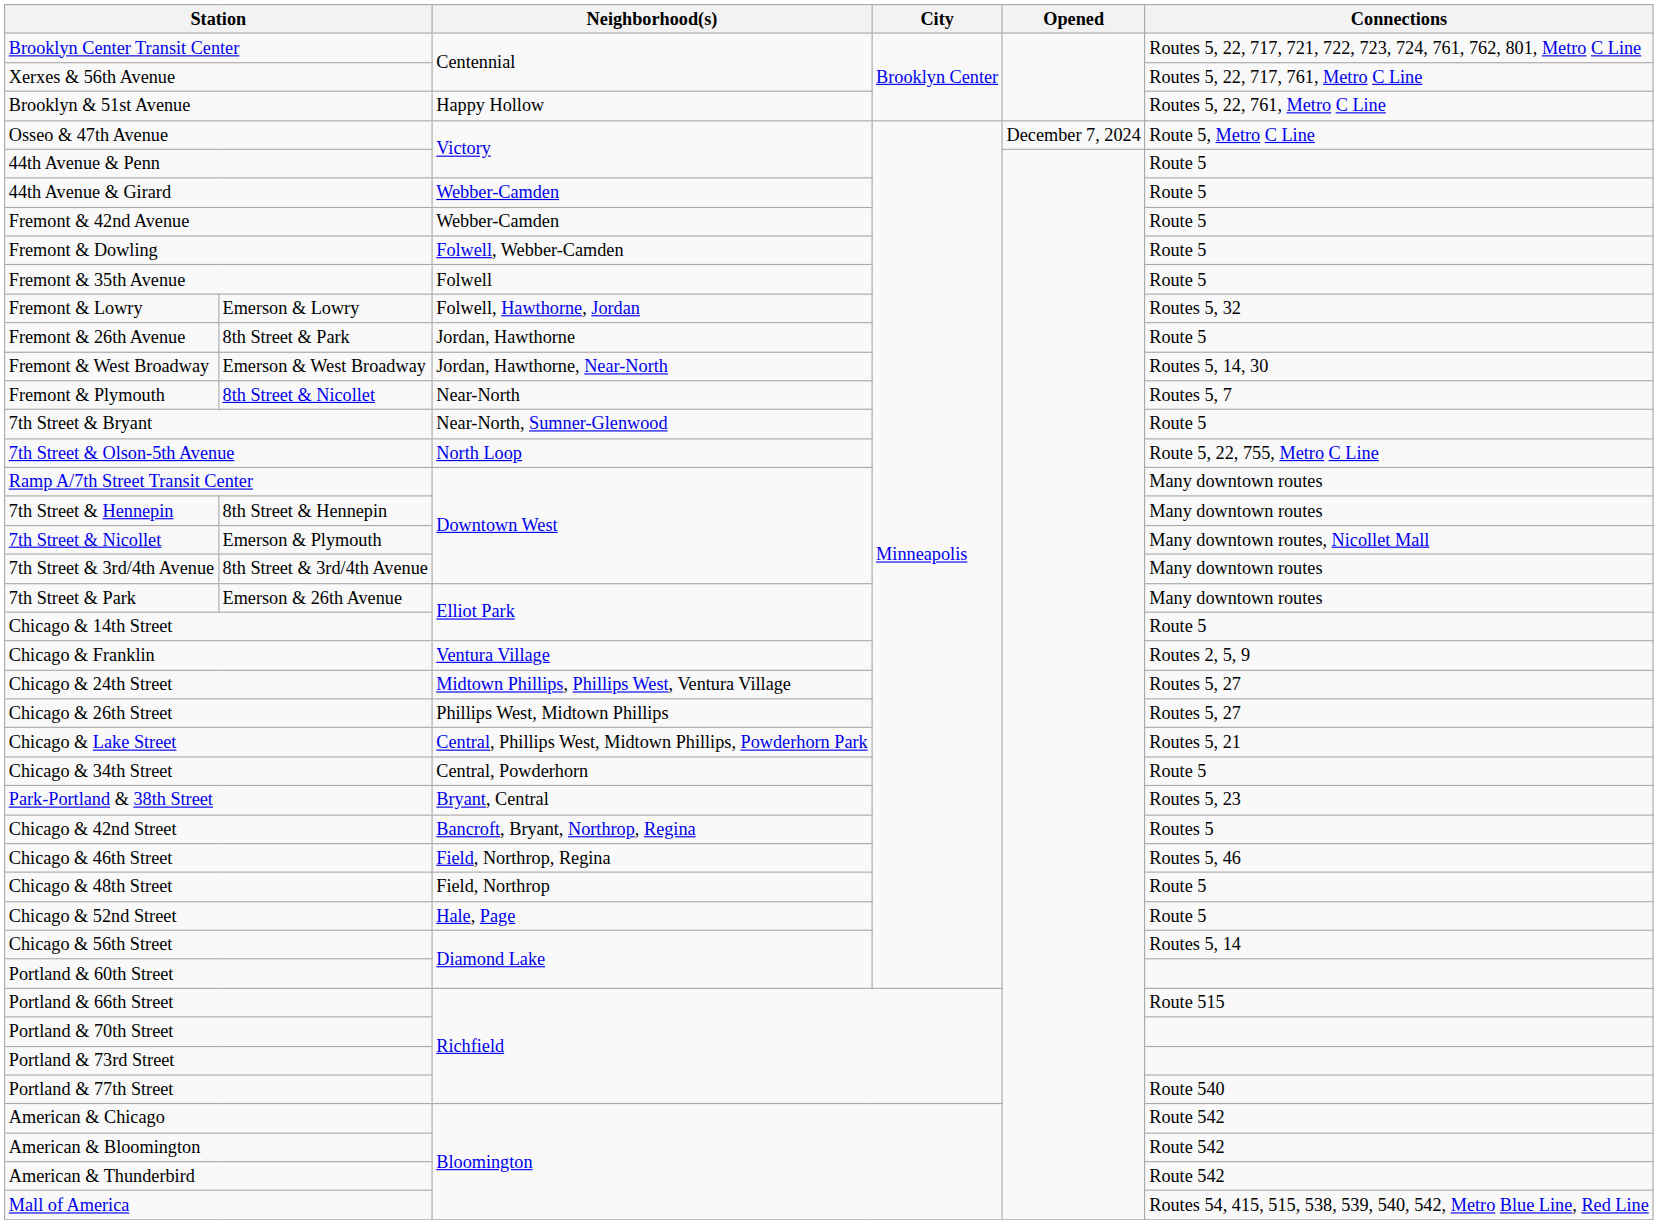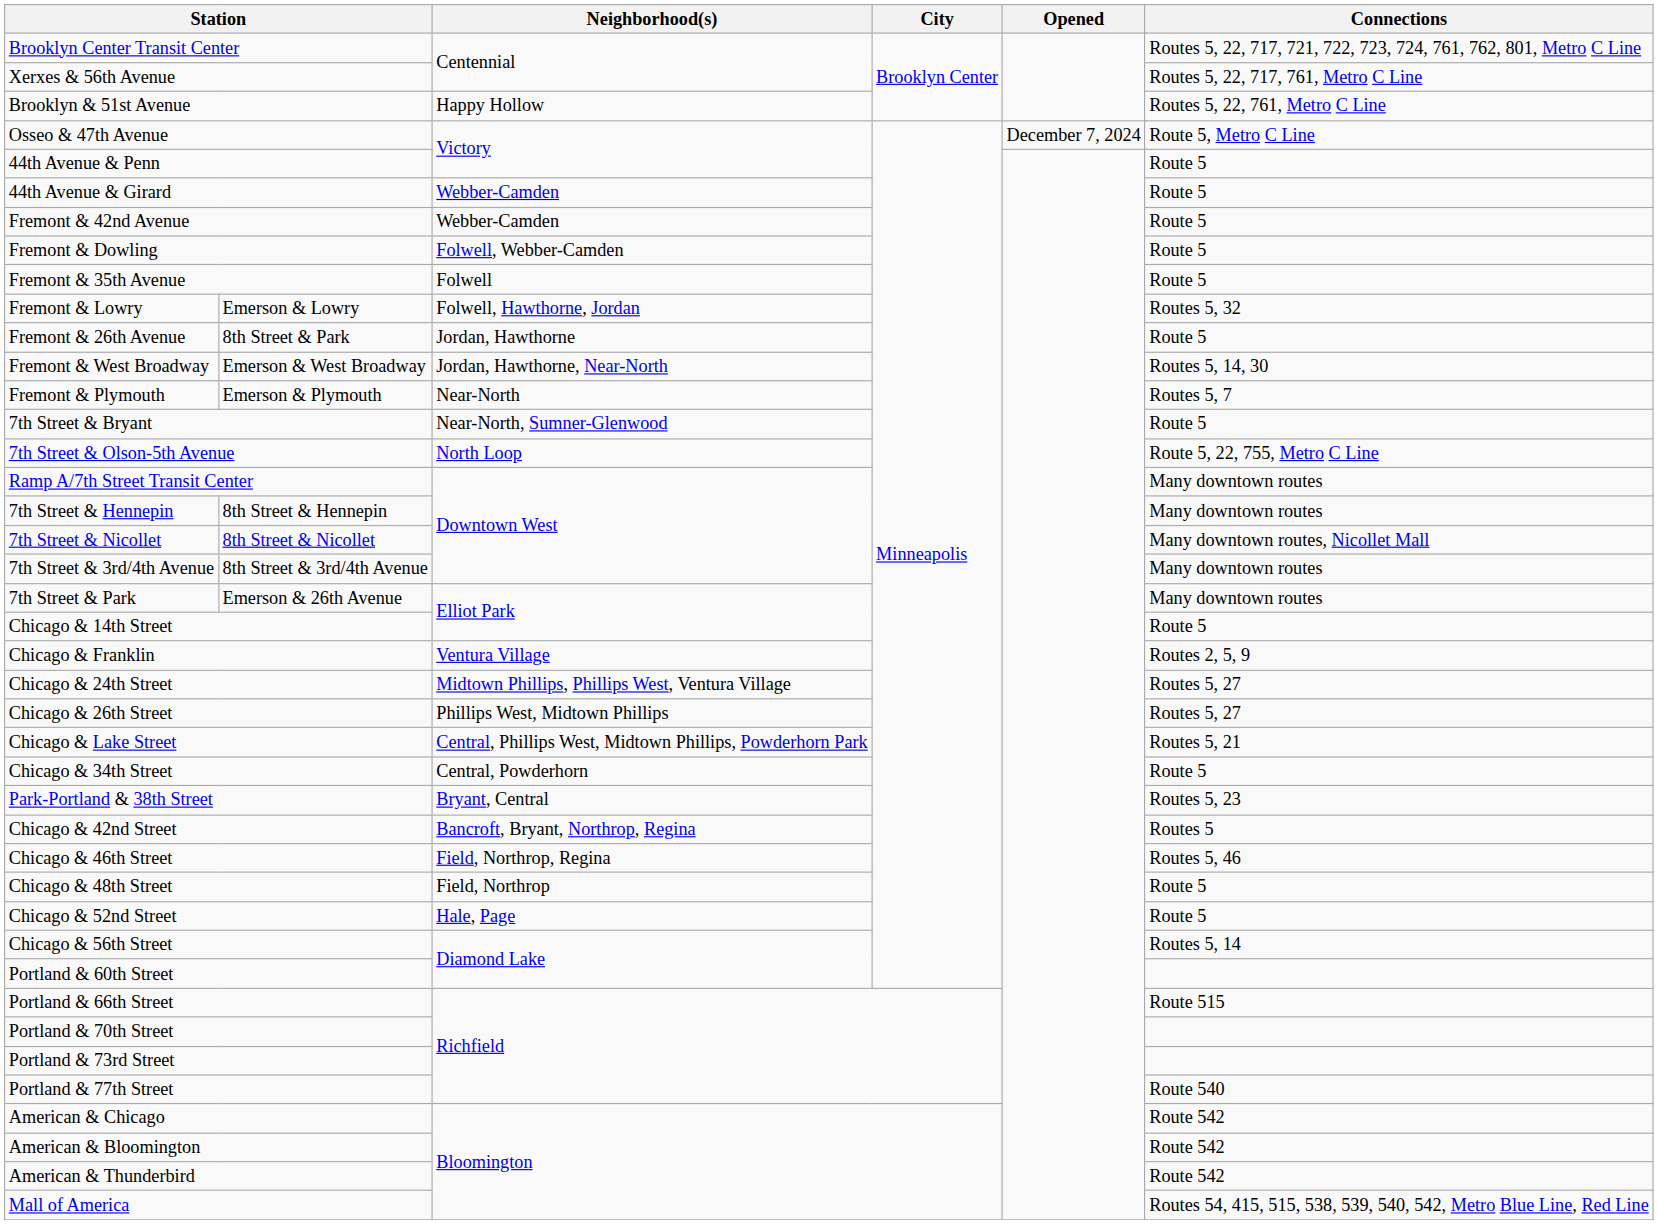(299, 395) 8th Street & Nicollet -> (302, 395) Emerson & Plymouth
(302, 539) Emerson & Plymouth -> (299, 539) 8th Street & Nicollet
